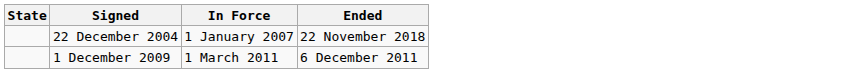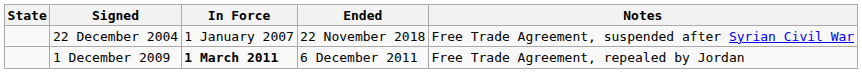+ column: (643, 15)
(231, 57) normal -> (231, 57) bold
